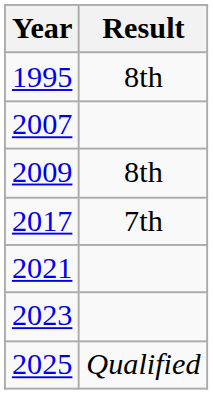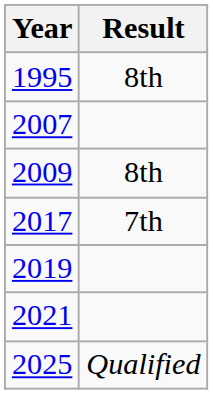+ row: (42, 268)
- row: (42, 316)
